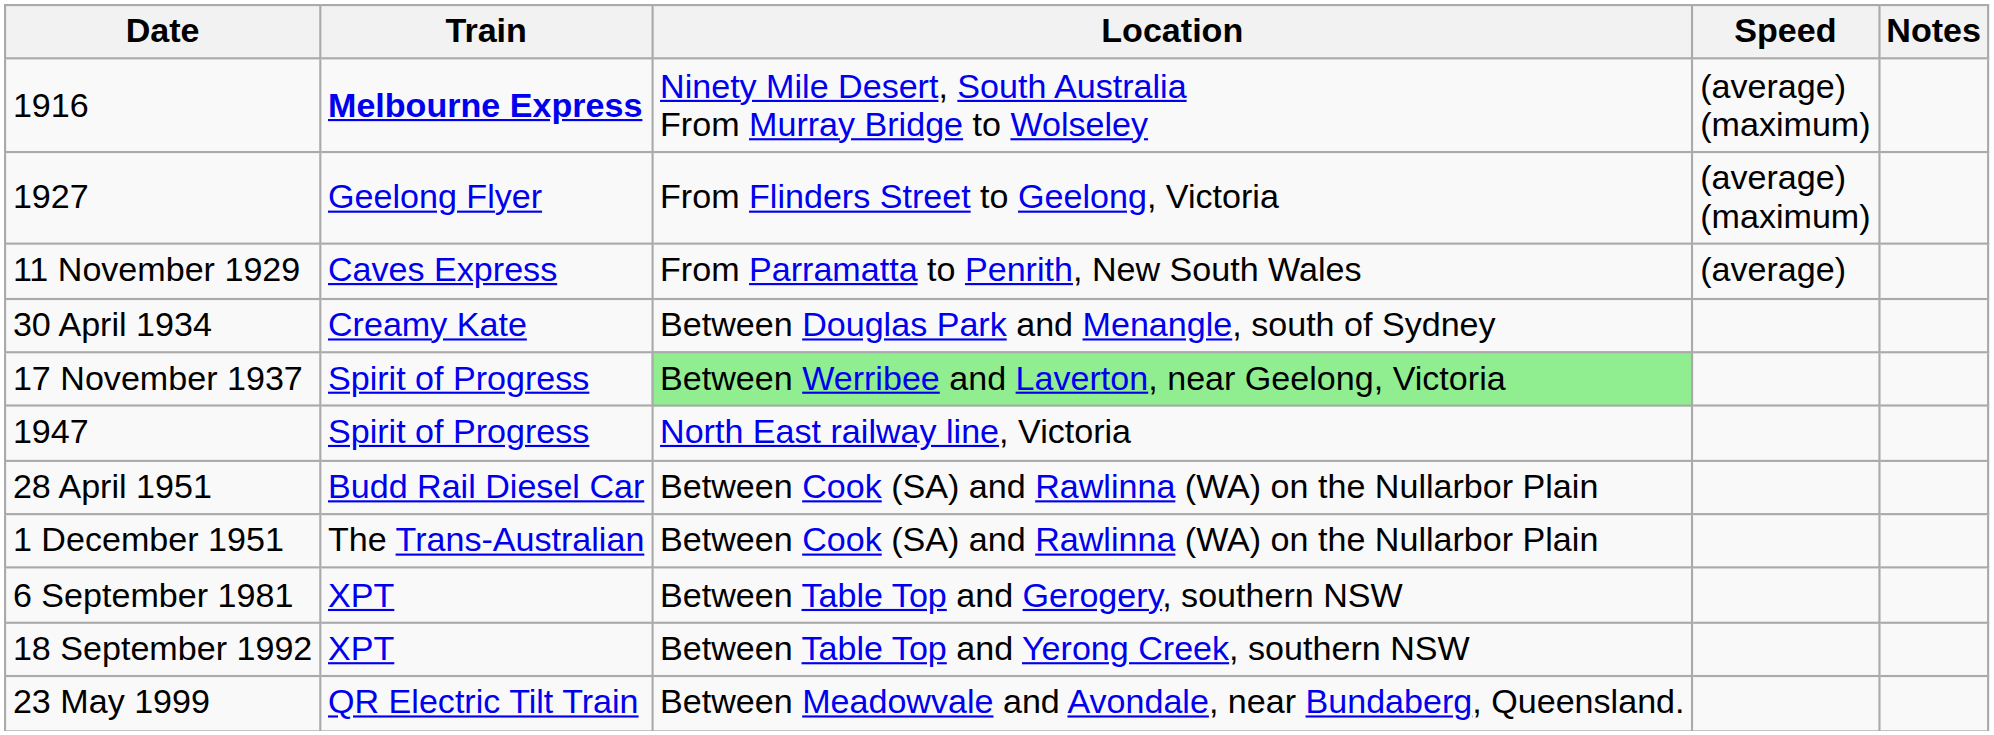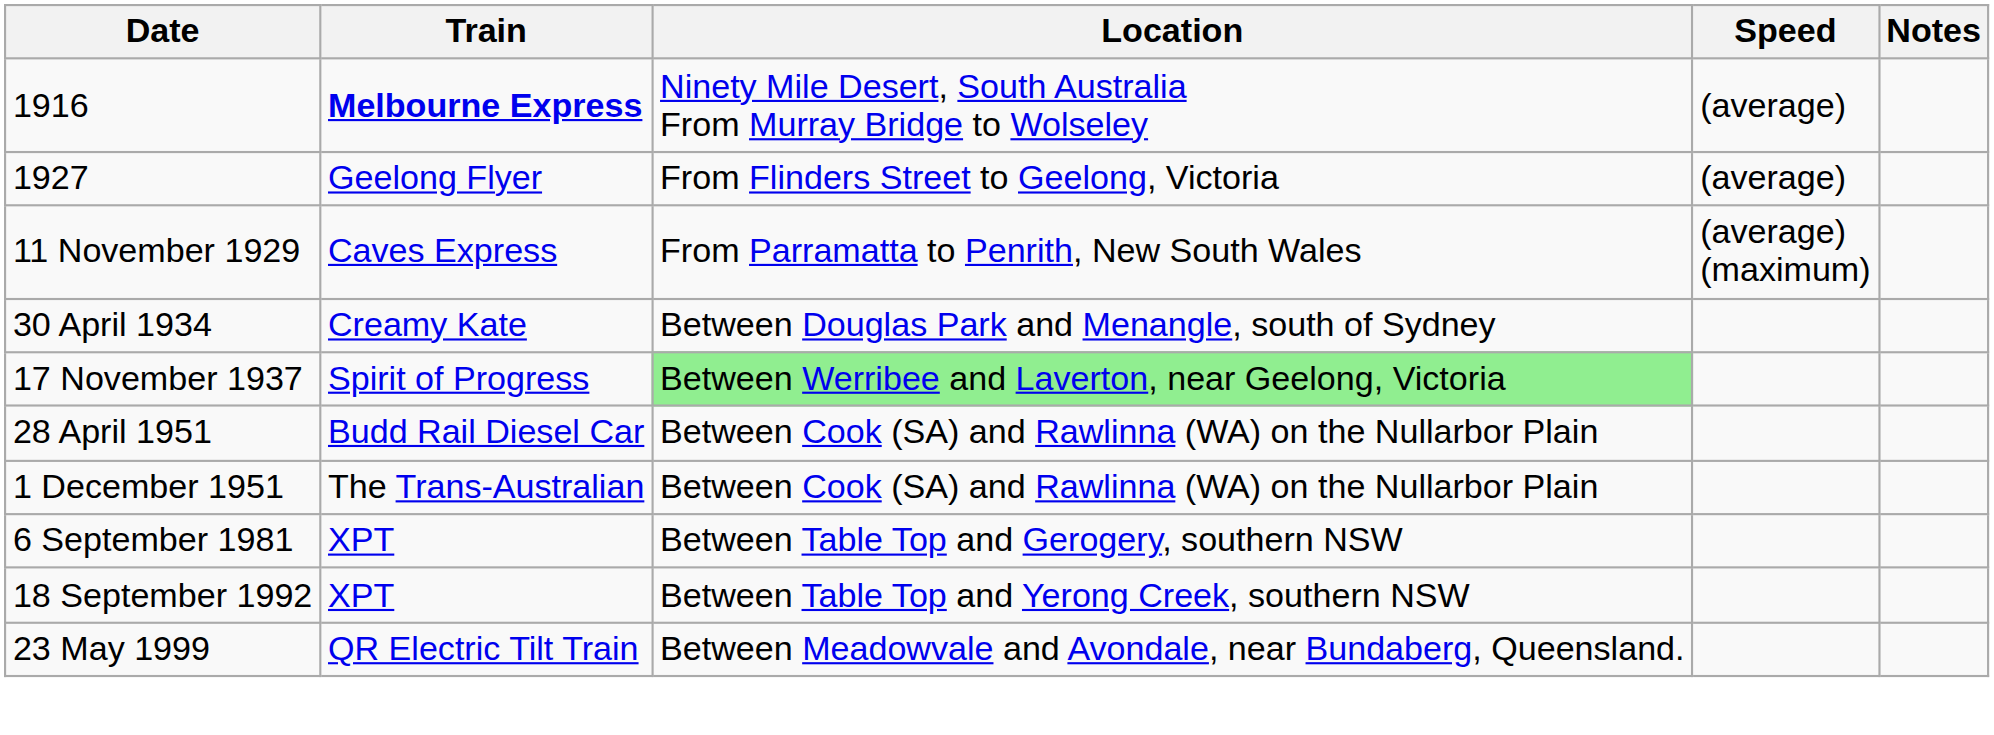(1785, 104) (average) (maximum) -> (1773, 104) (average)
(1785, 197) (average) (maximum) -> (1773, 177) (average)
(1773, 270) (average) -> (1785, 251) (average) (maximum)
- row: (51, 432)
